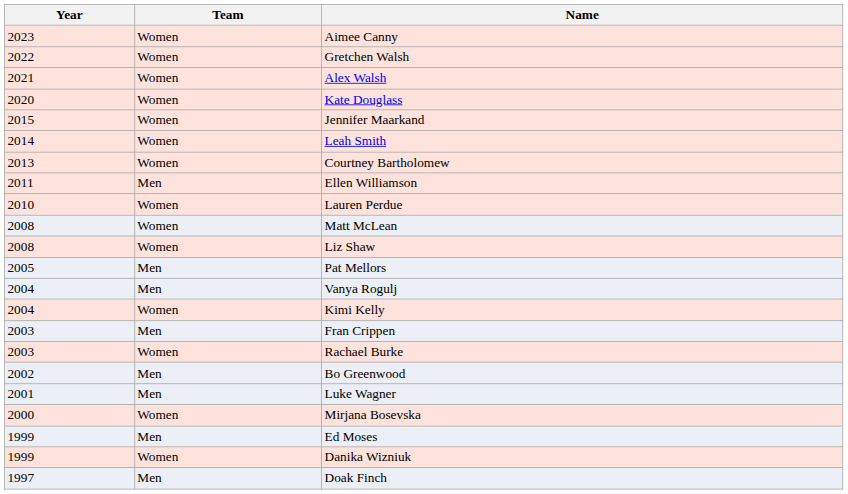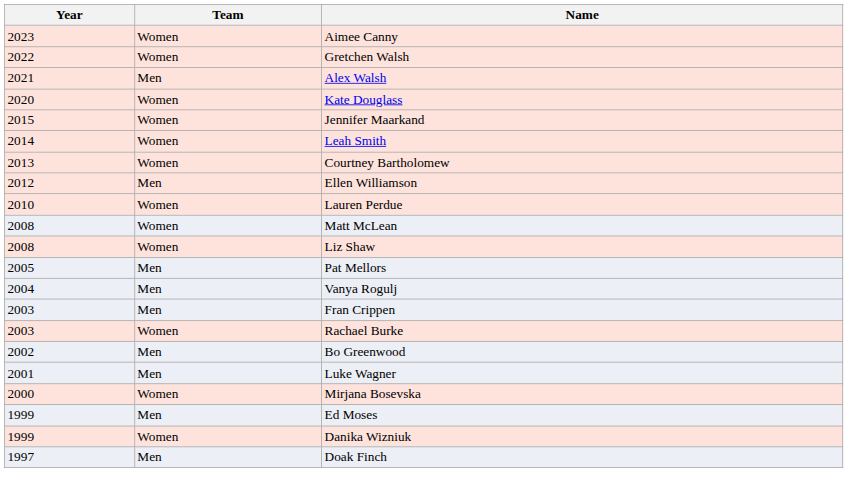(158, 78) Women -> (150, 78) Men
(21, 183) 2011 -> (21, 183) 2012
- row: (355, 309)
